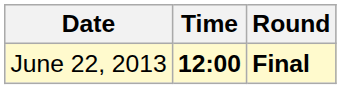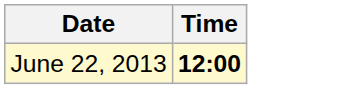- column: (291, 24)
